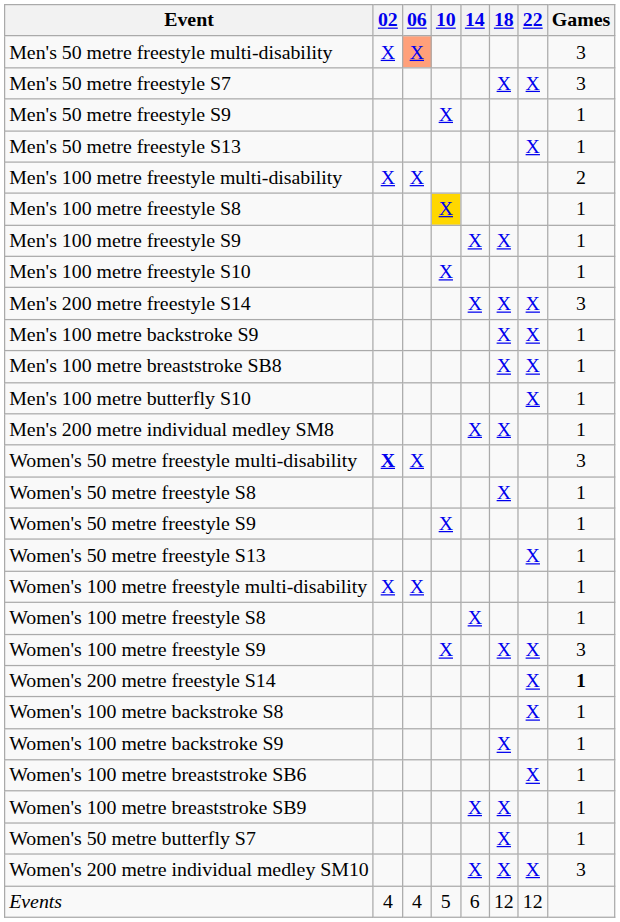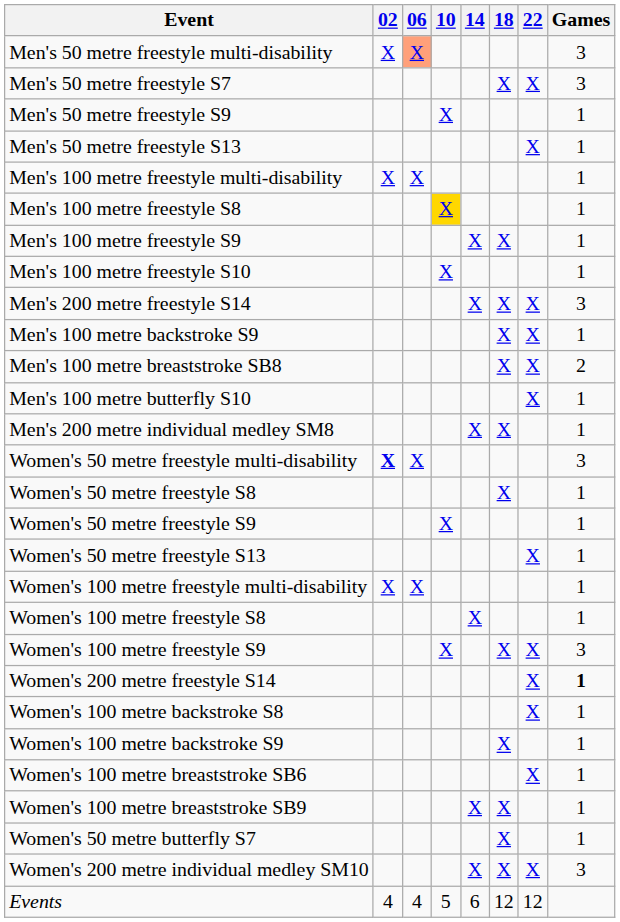(581, 177) 2 -> (581, 177) 1
(581, 366) 1 -> (581, 366) 2
